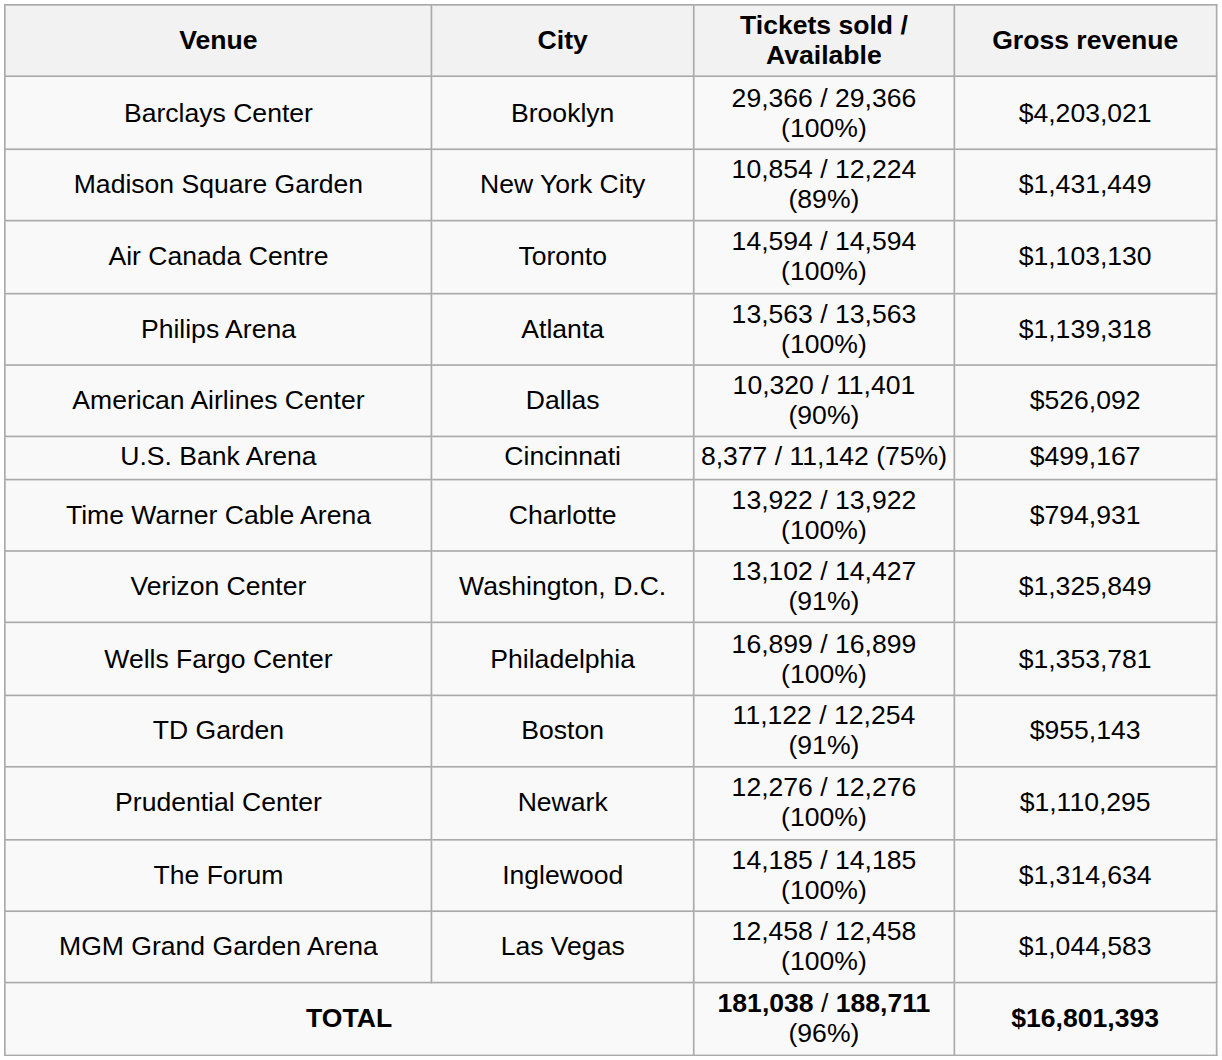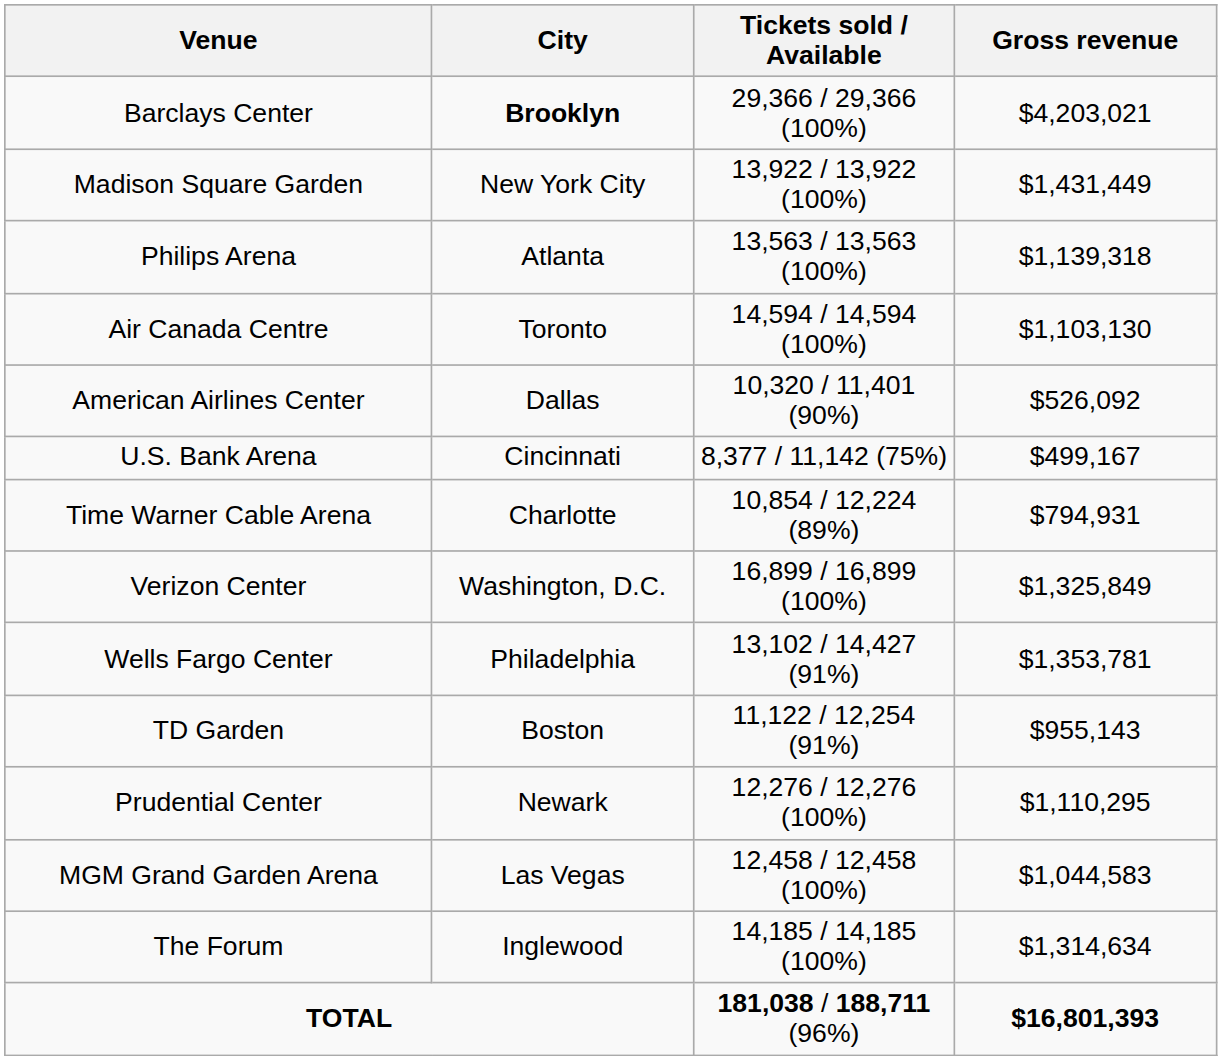(563, 112) normal -> (563, 112) bold
(824, 184) 10,854 / 12,224 (89%) -> (824, 184) 13,922 / 13,922 (100%)
rows swapped: (218, 256) <-> (218, 328)
(824, 514) 13,922 / 13,922 (100%) -> (824, 514) 10,854 / 12,224 (89%)
(824, 586) 13,102 / 14,427 (91%) -> (824, 586) 16,899 / 16,899 (100%)
(824, 658) 16,899 / 16,899 (100%) -> (824, 658) 13,102 / 14,427 (91%)
rows swapped: (218, 946) <-> (218, 874)
